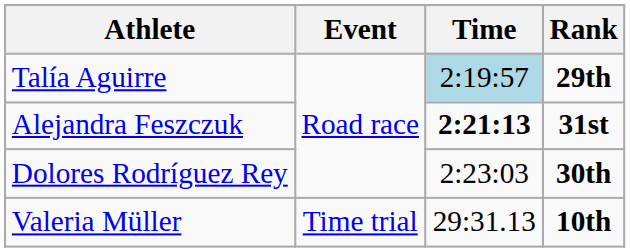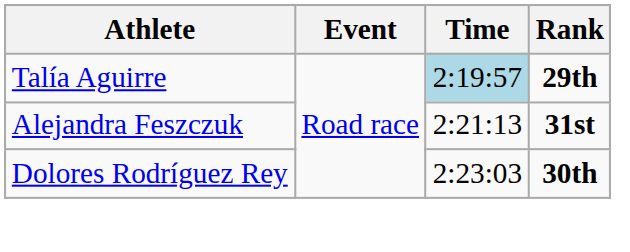(484, 125) bold -> (477, 125) normal
- row: (97, 221)
